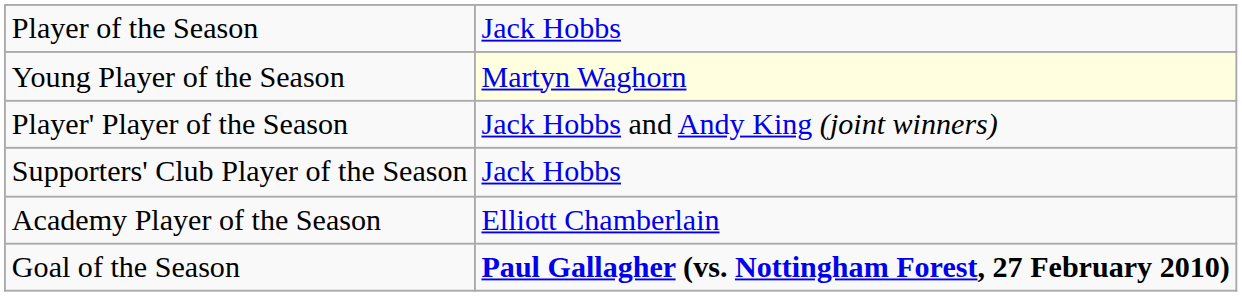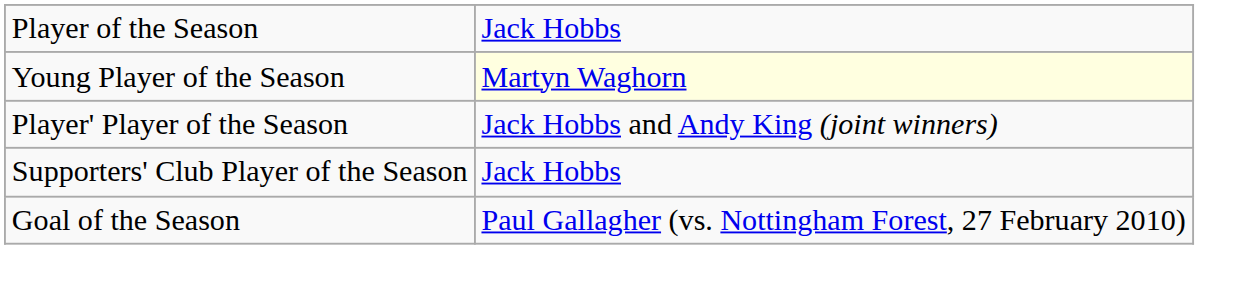- row: (196, 219)
(856, 266) bold -> (834, 219) normal
